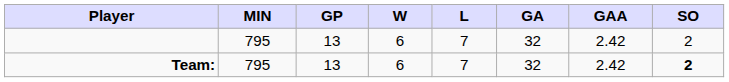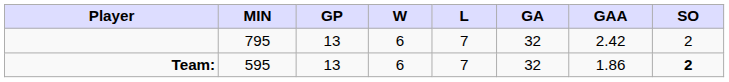(257, 64) 795 -> (257, 64) 595
(611, 64) 2.42 -> (611, 64) 1.86
